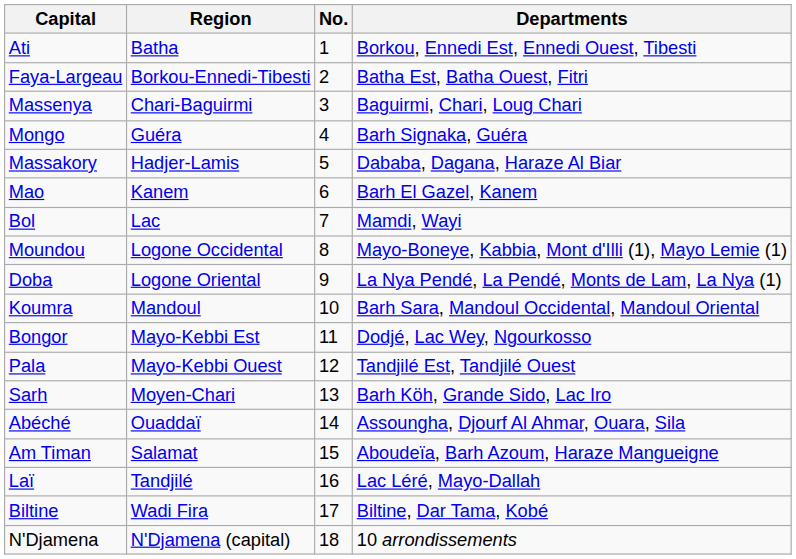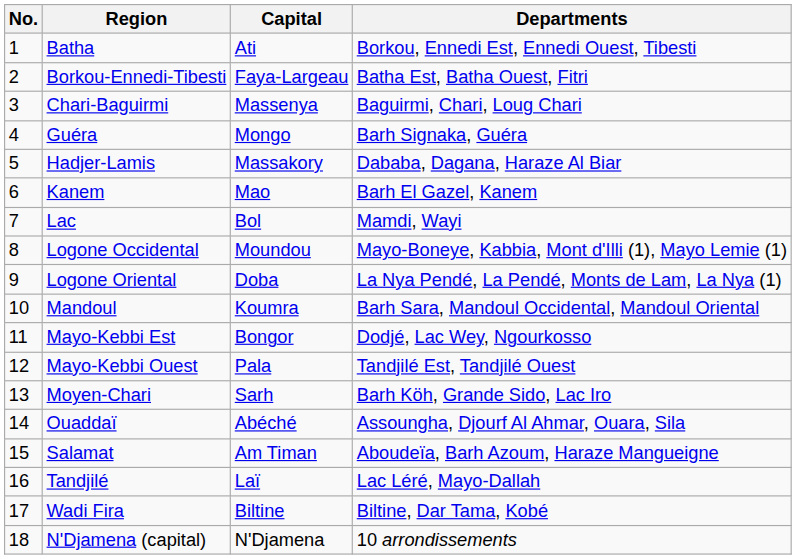columns swapped: (334, 18) <-> (66, 18)
